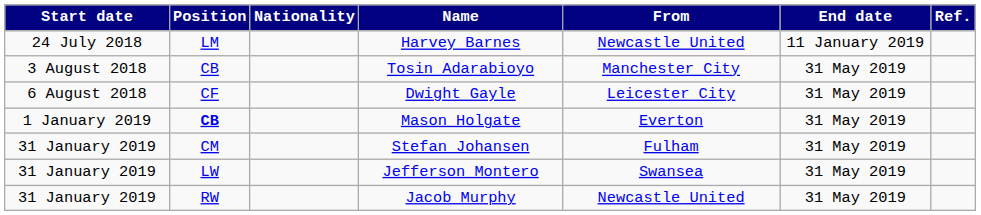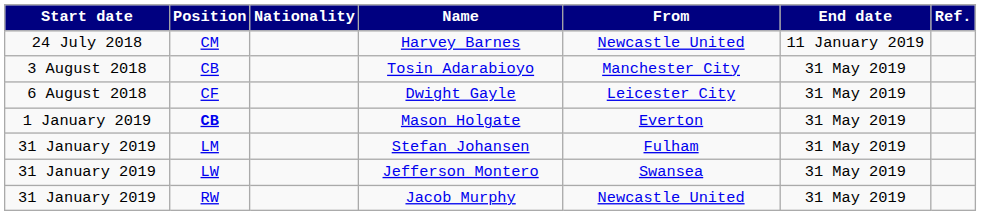(210, 43) LM -> (210, 43) CM
(210, 146) CM -> (210, 146) LM
